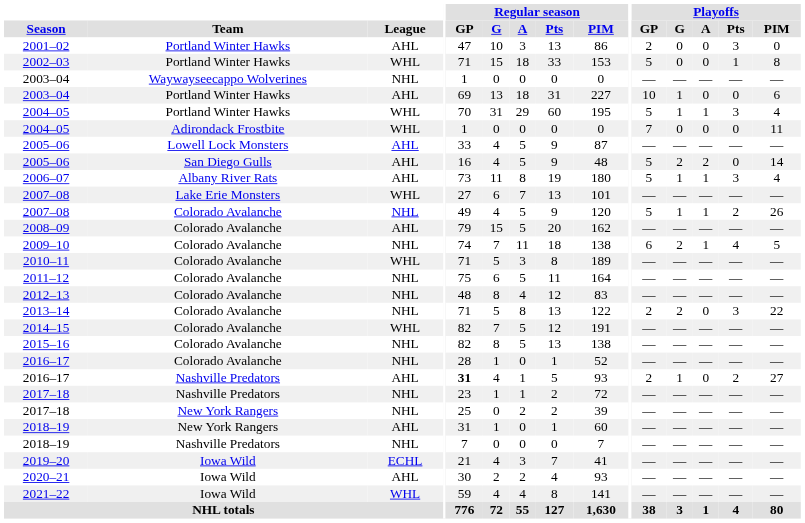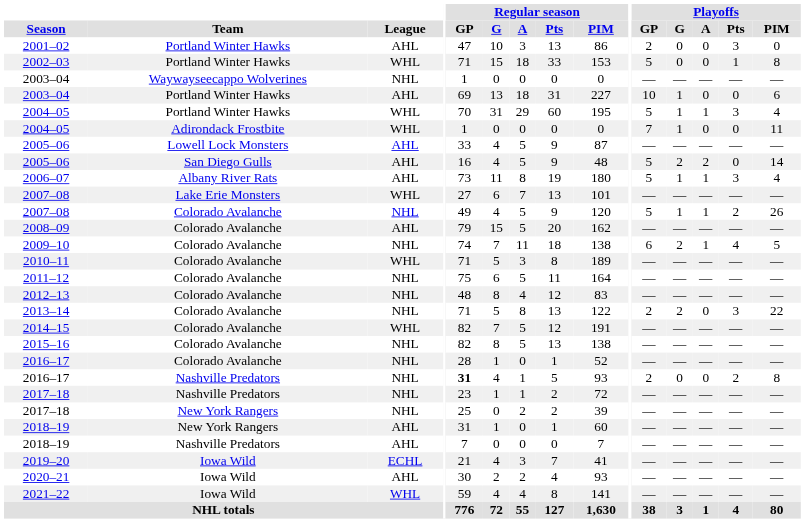(680, 128) 0 -> (680, 128) 1
(405, 377) AHL -> (405, 377) NHL
(680, 377) 1 -> (680, 377) 0
(777, 377) 27 -> (777, 377) 8
(405, 443) NHL -> (405, 443) AHL
